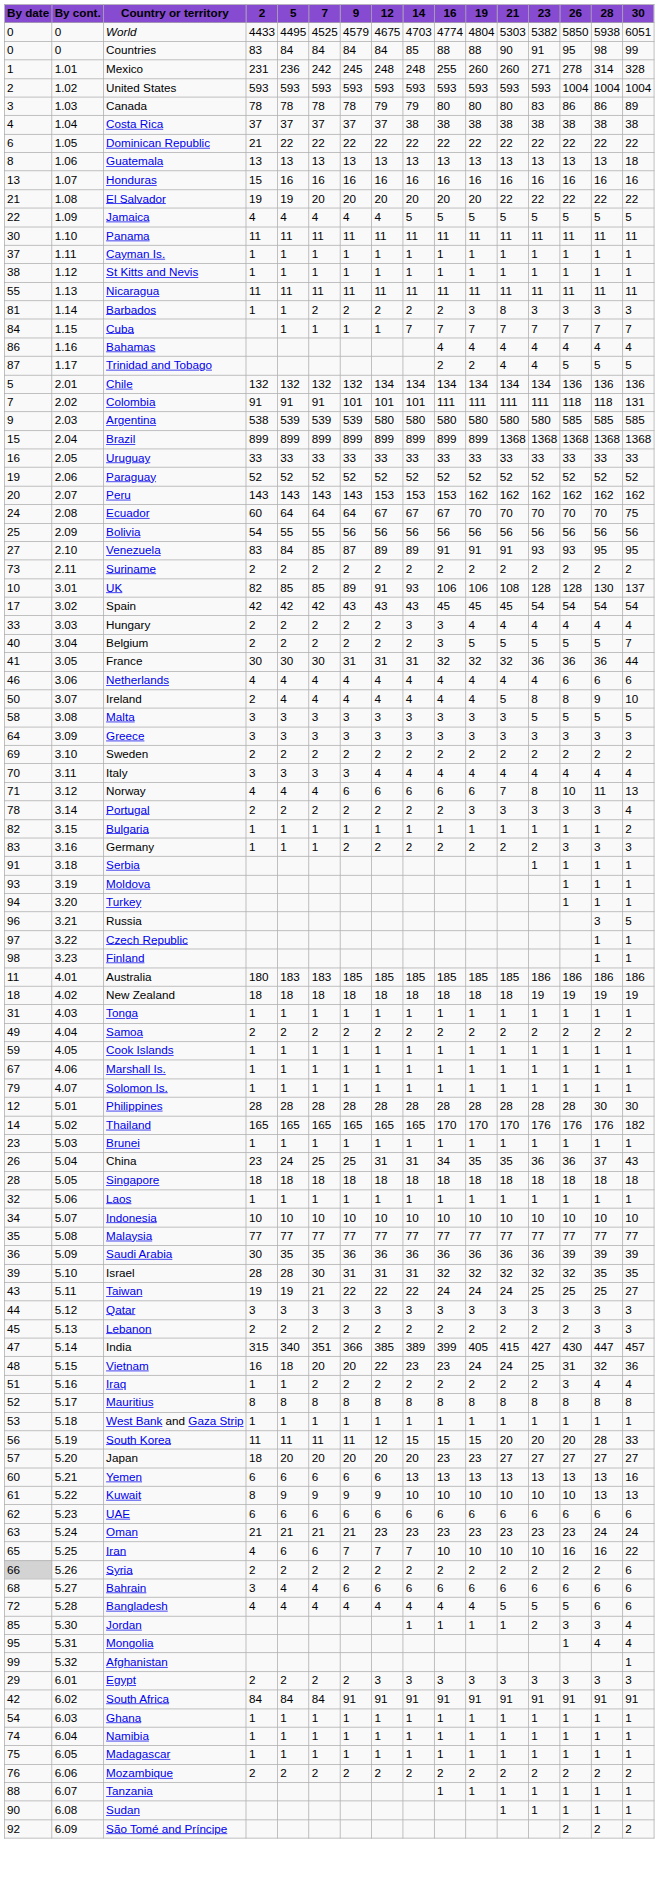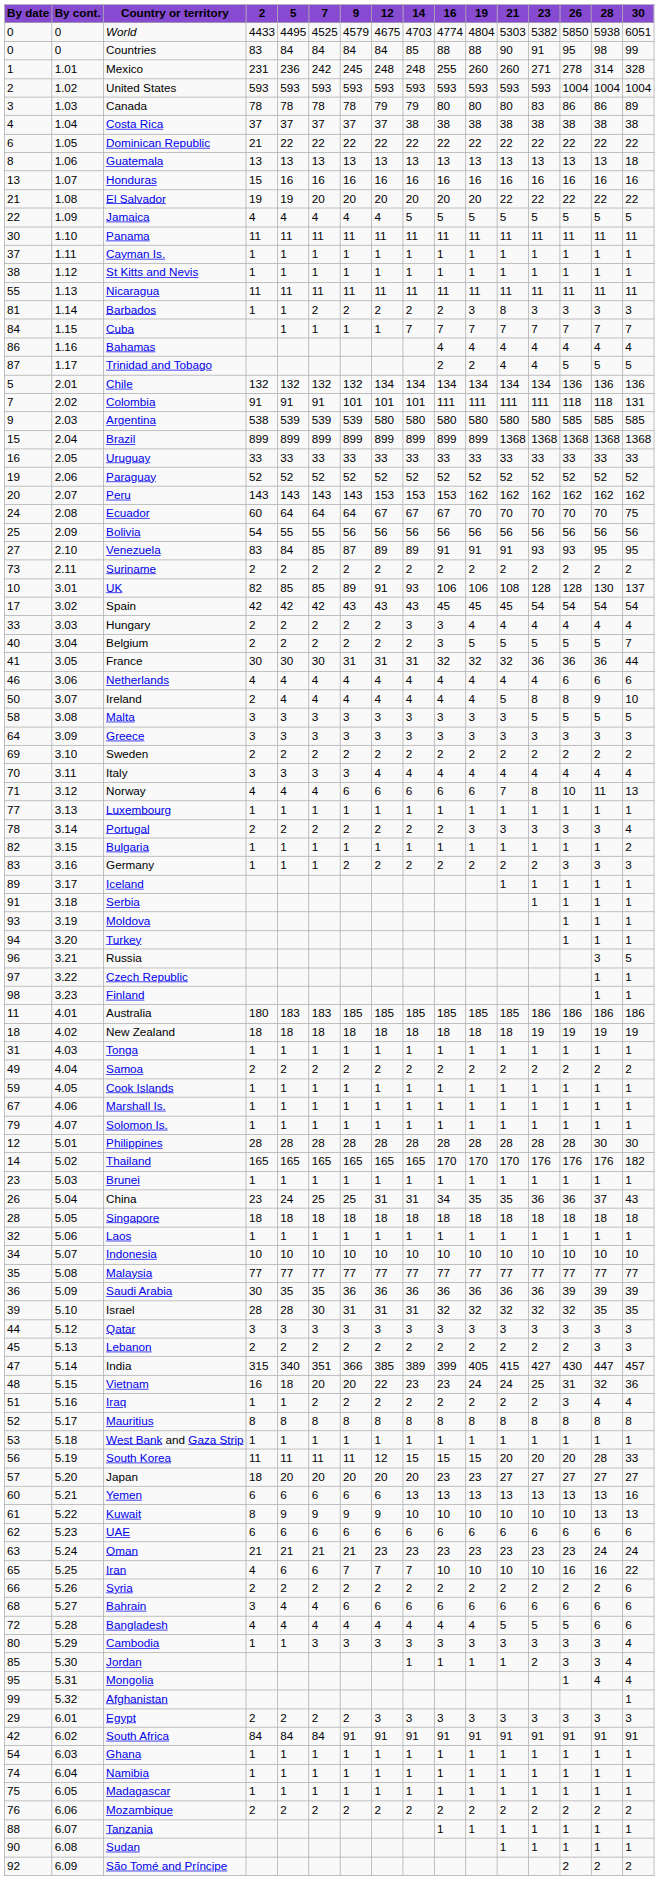+ row: (139, 810)
+ row: (125, 884)
- row: (124, 1291)
(14, 1569) lightgrey background -> (14, 1588) no background
+ row: (133, 1643)
